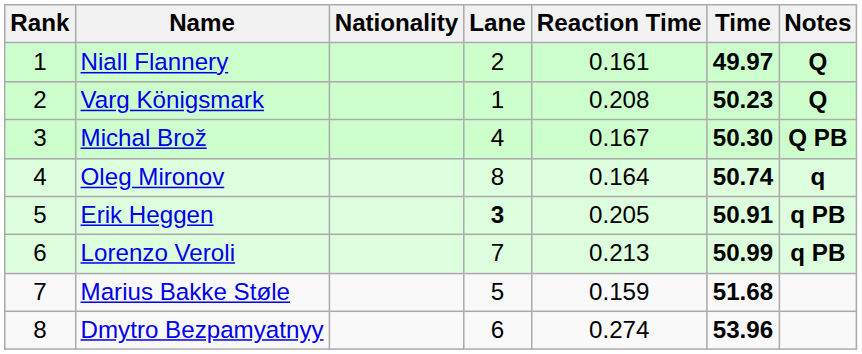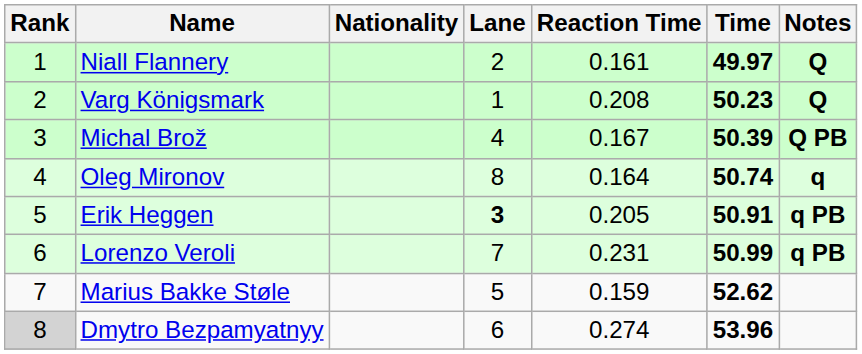(743, 138) 50.30 -> (743, 138) 50.39
(619, 253) 0.213 -> (619, 253) 0.231
(743, 291) 51.68 -> (743, 291) 52.62
(40, 330) no background -> (40, 330) lightgrey background
